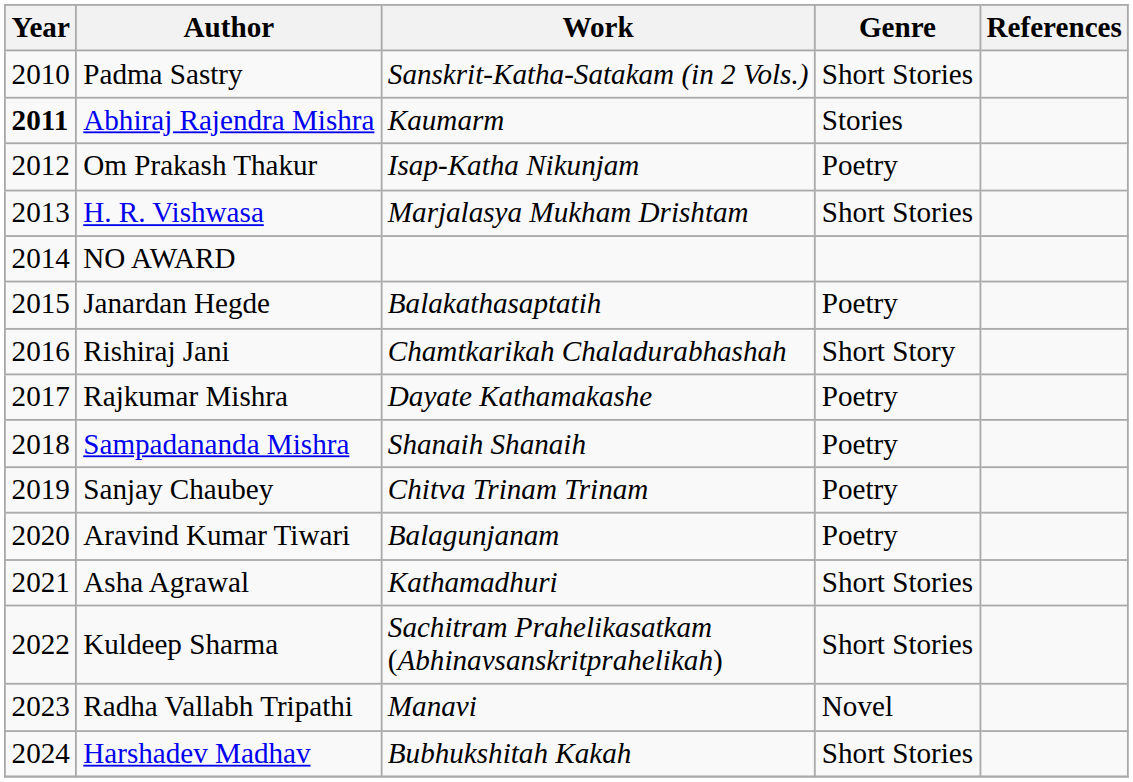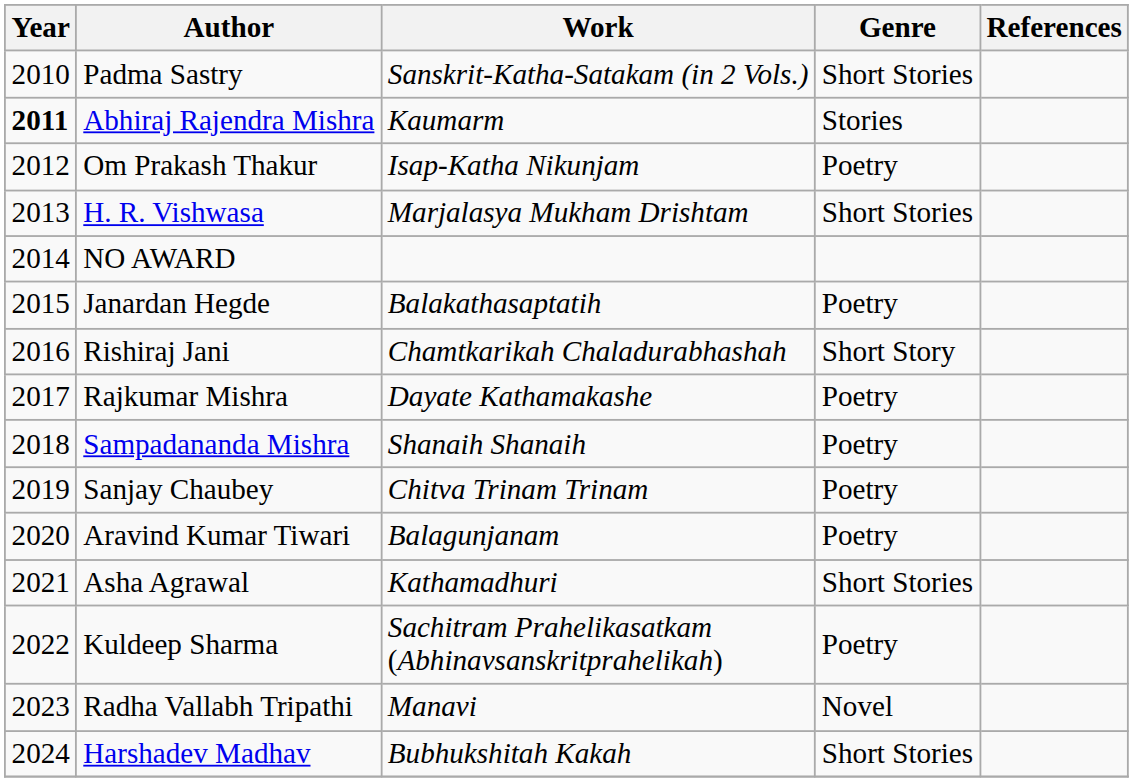(897, 644) Short Stories -> (860, 644) Poetry
